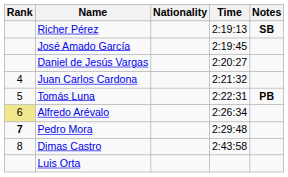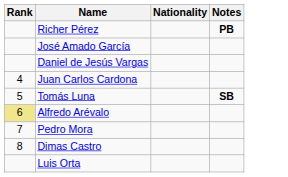- column: (230, 12)
(267, 29) SB -> (227, 29) PB
(267, 96) PB -> (227, 96) SB
(20, 130) bold -> (20, 130) normal
